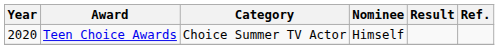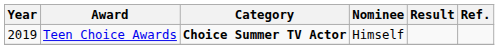(22, 35) 2020 -> (22, 35) 2019
(265, 35) normal -> (265, 35) bold
